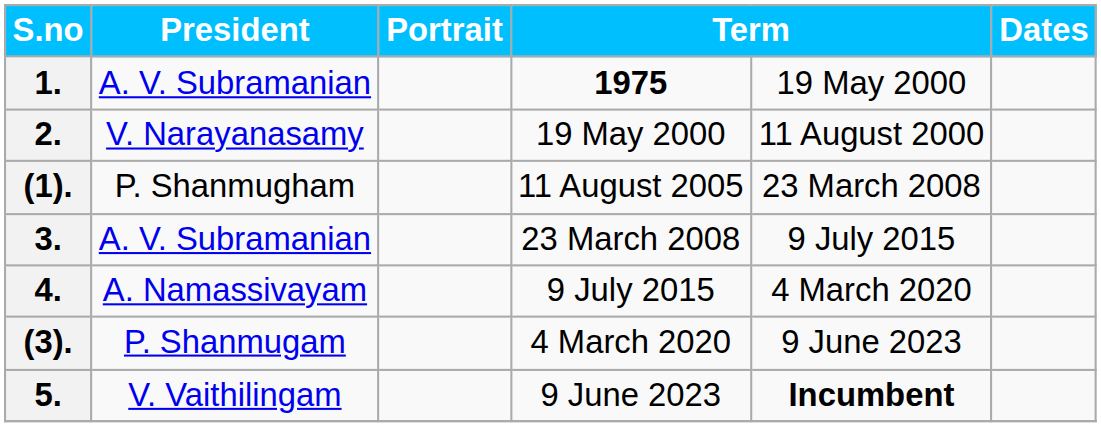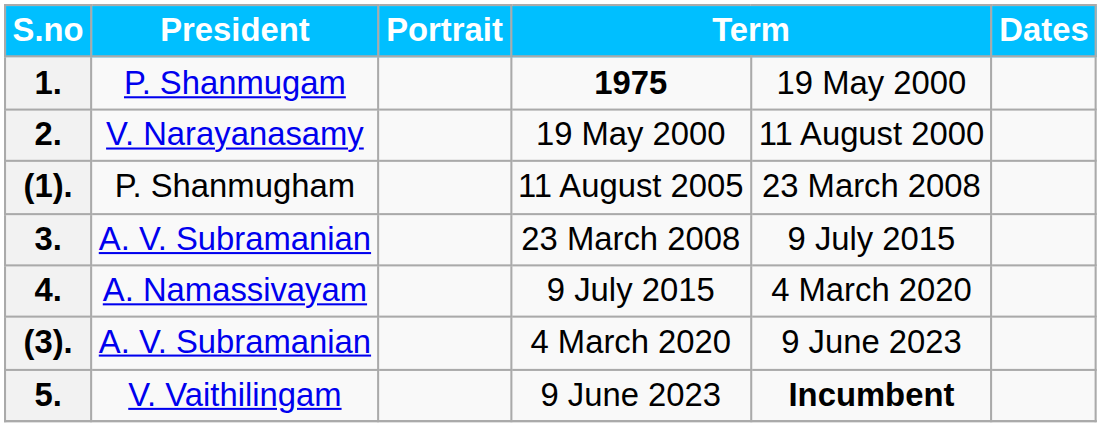(235, 82) A. V. Subramanian -> (235, 82) P. Shanmugam
(235, 342) P. Shanmugam -> (235, 342) A. V. Subramanian
